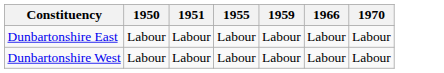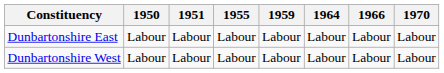+ column: (326, 15)
